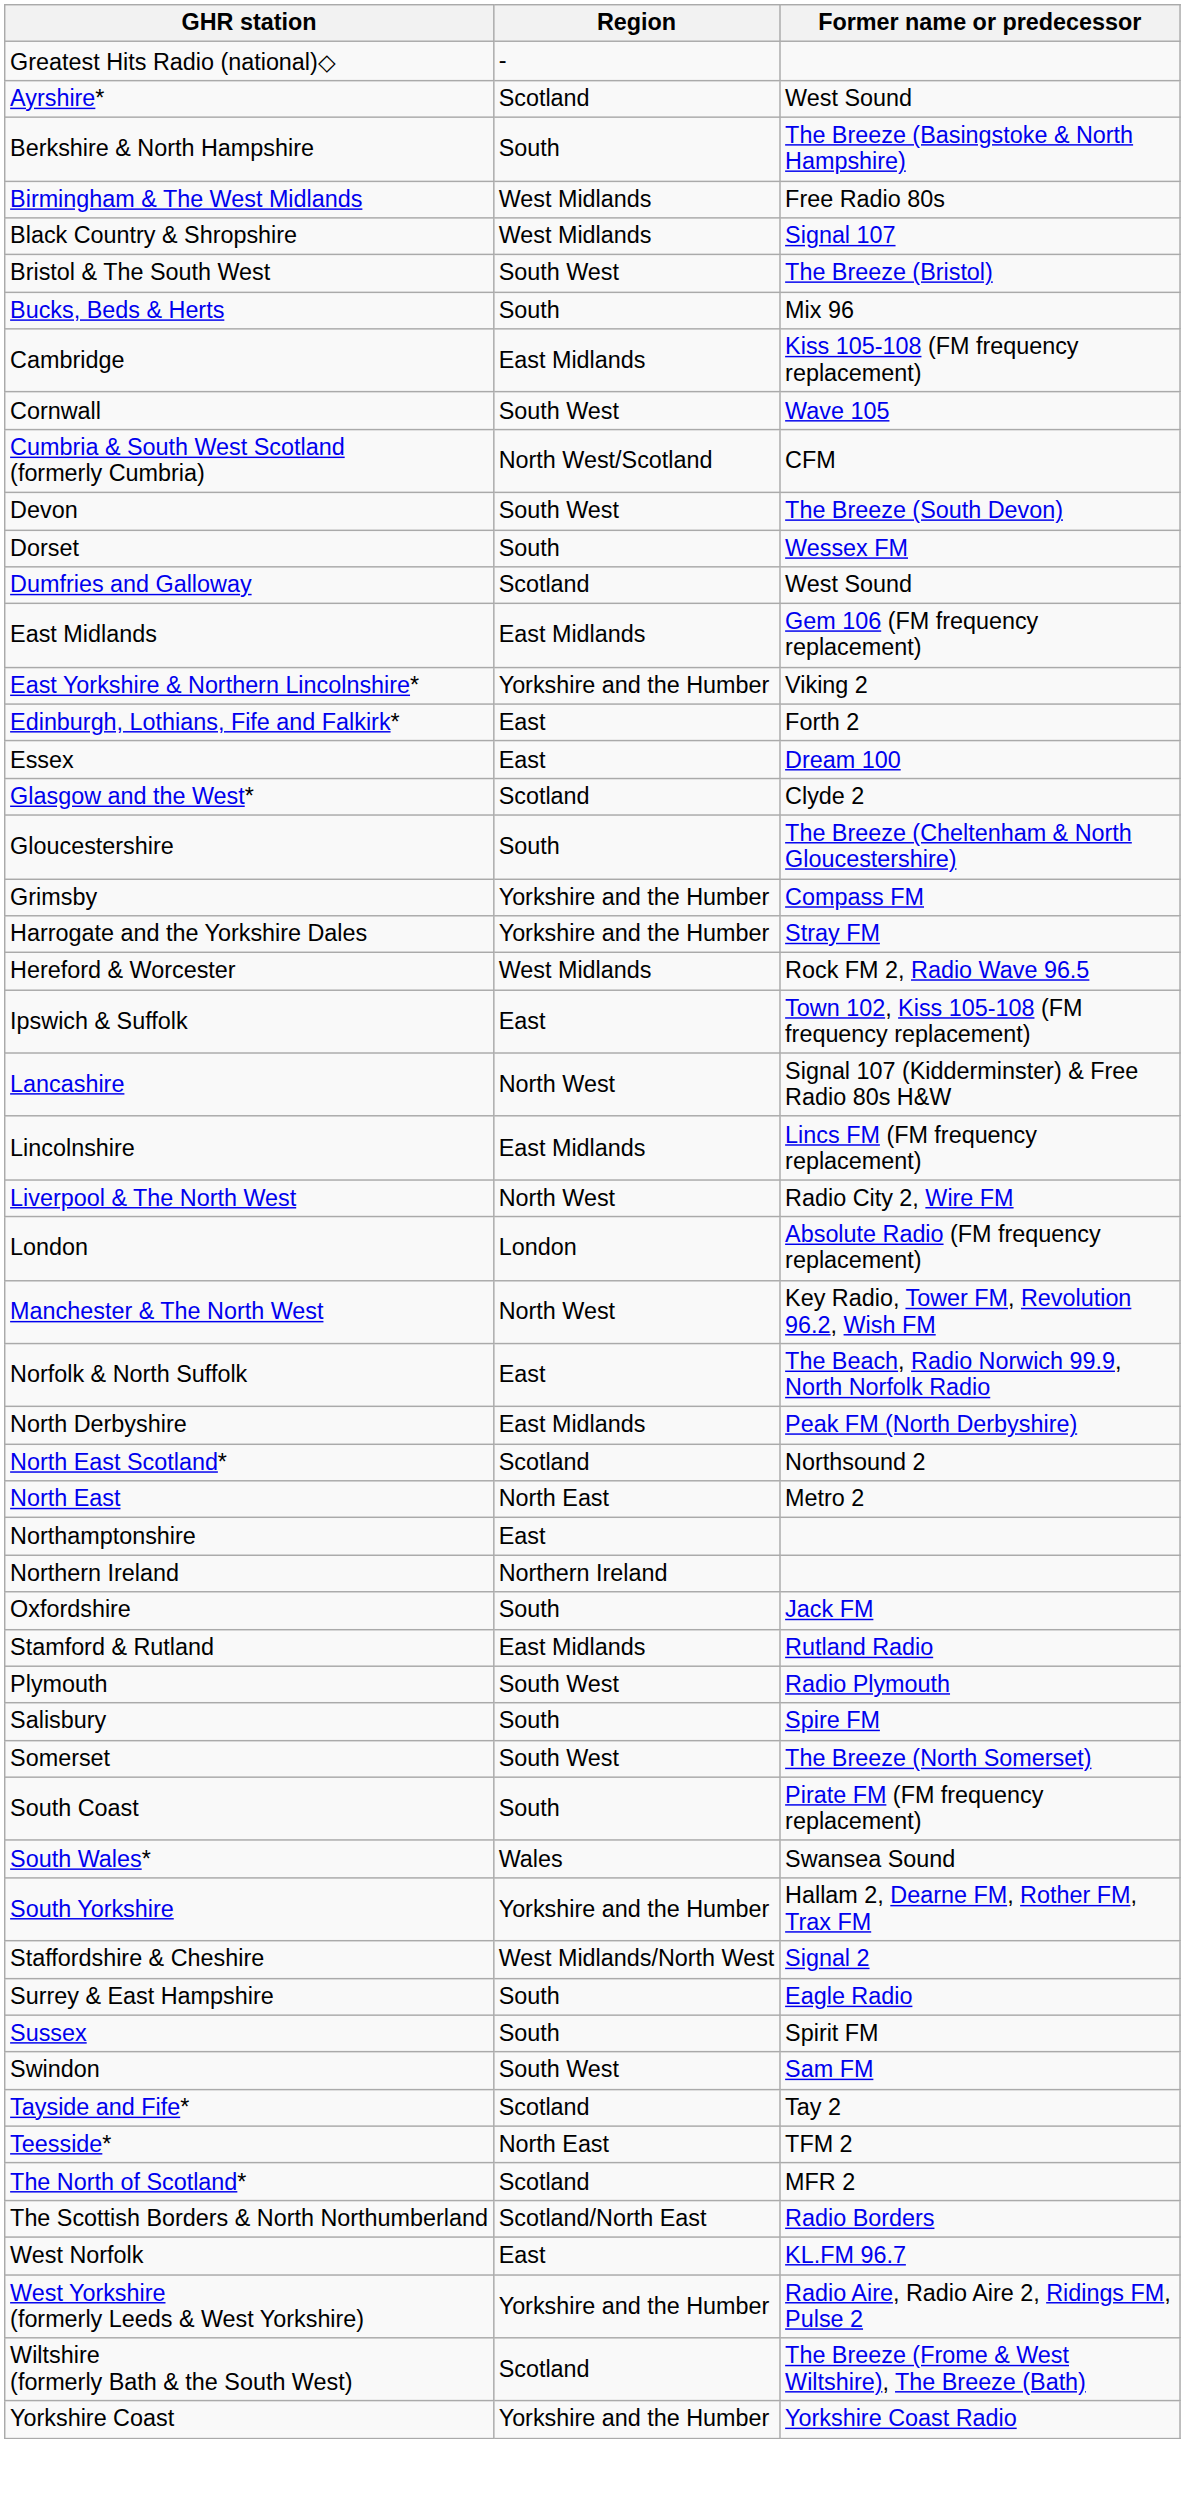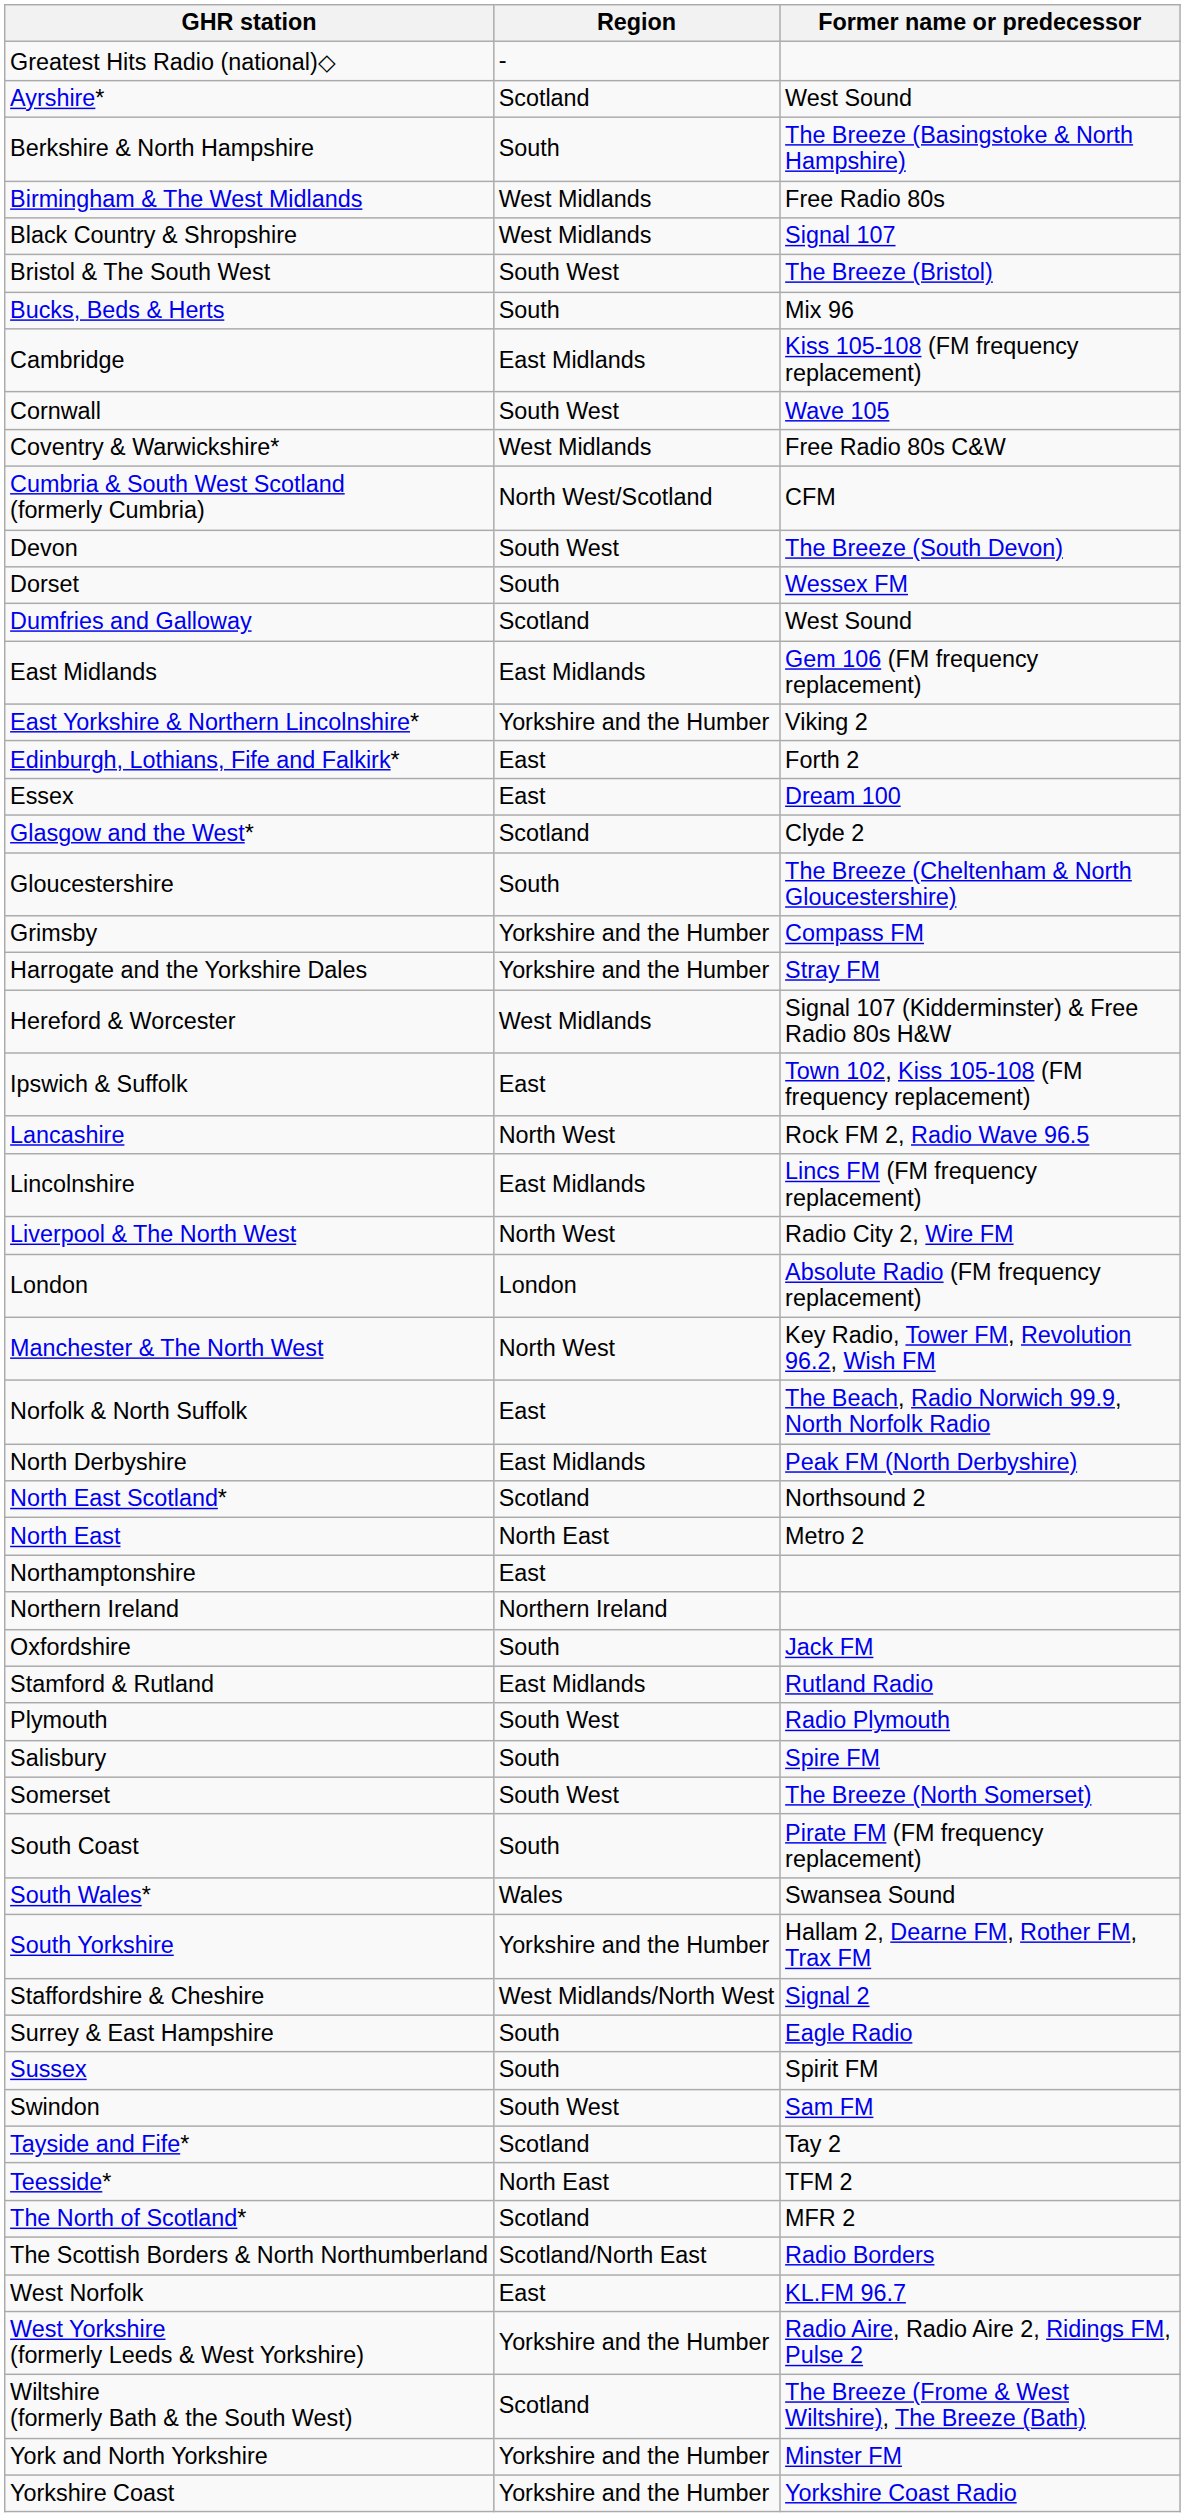+ row: (145, 447)
(937, 970) Rock FM 2, Radio Wave 96.5 -> (962, 1021) Signal 107 (Kidderminster) & Free Radio 80s H&W
(962, 1084) Signal 107 (Kidderminster) & Free Radio 80s H&W -> (937, 1134) Rock FM 2, Radio Wave 96.5
+ row: (139, 2456)
